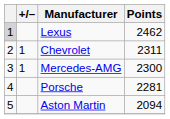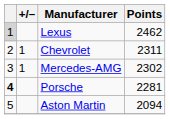(149, 69) 2300 -> (149, 69) 2302
(10, 87) normal -> (10, 87) bold
